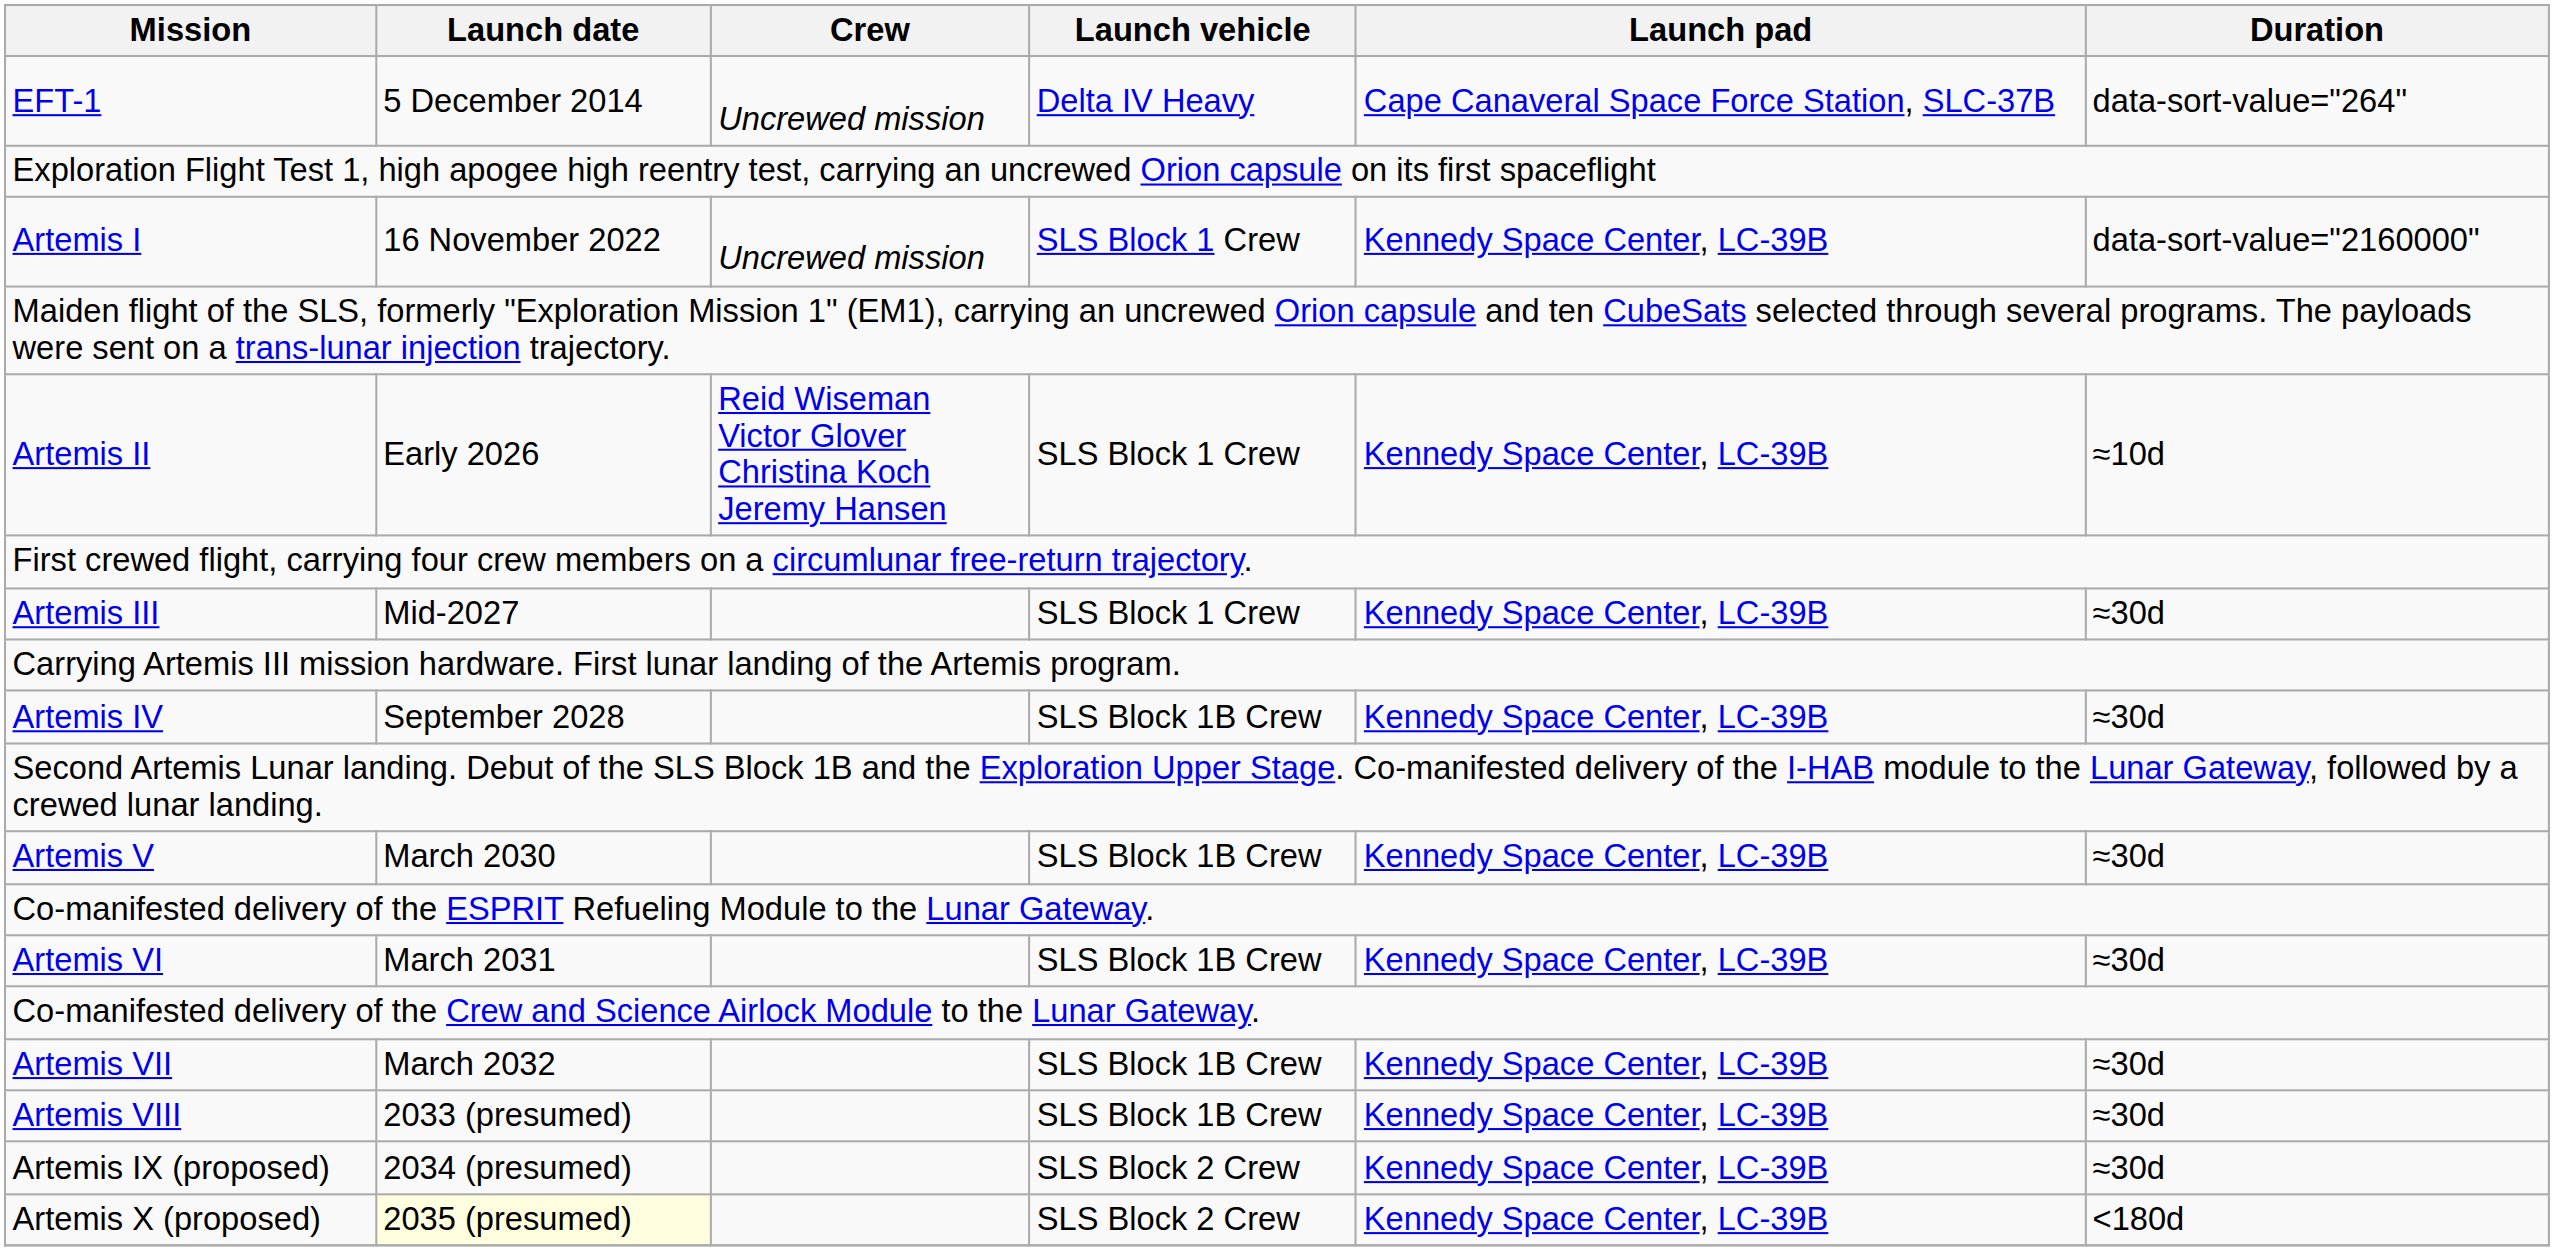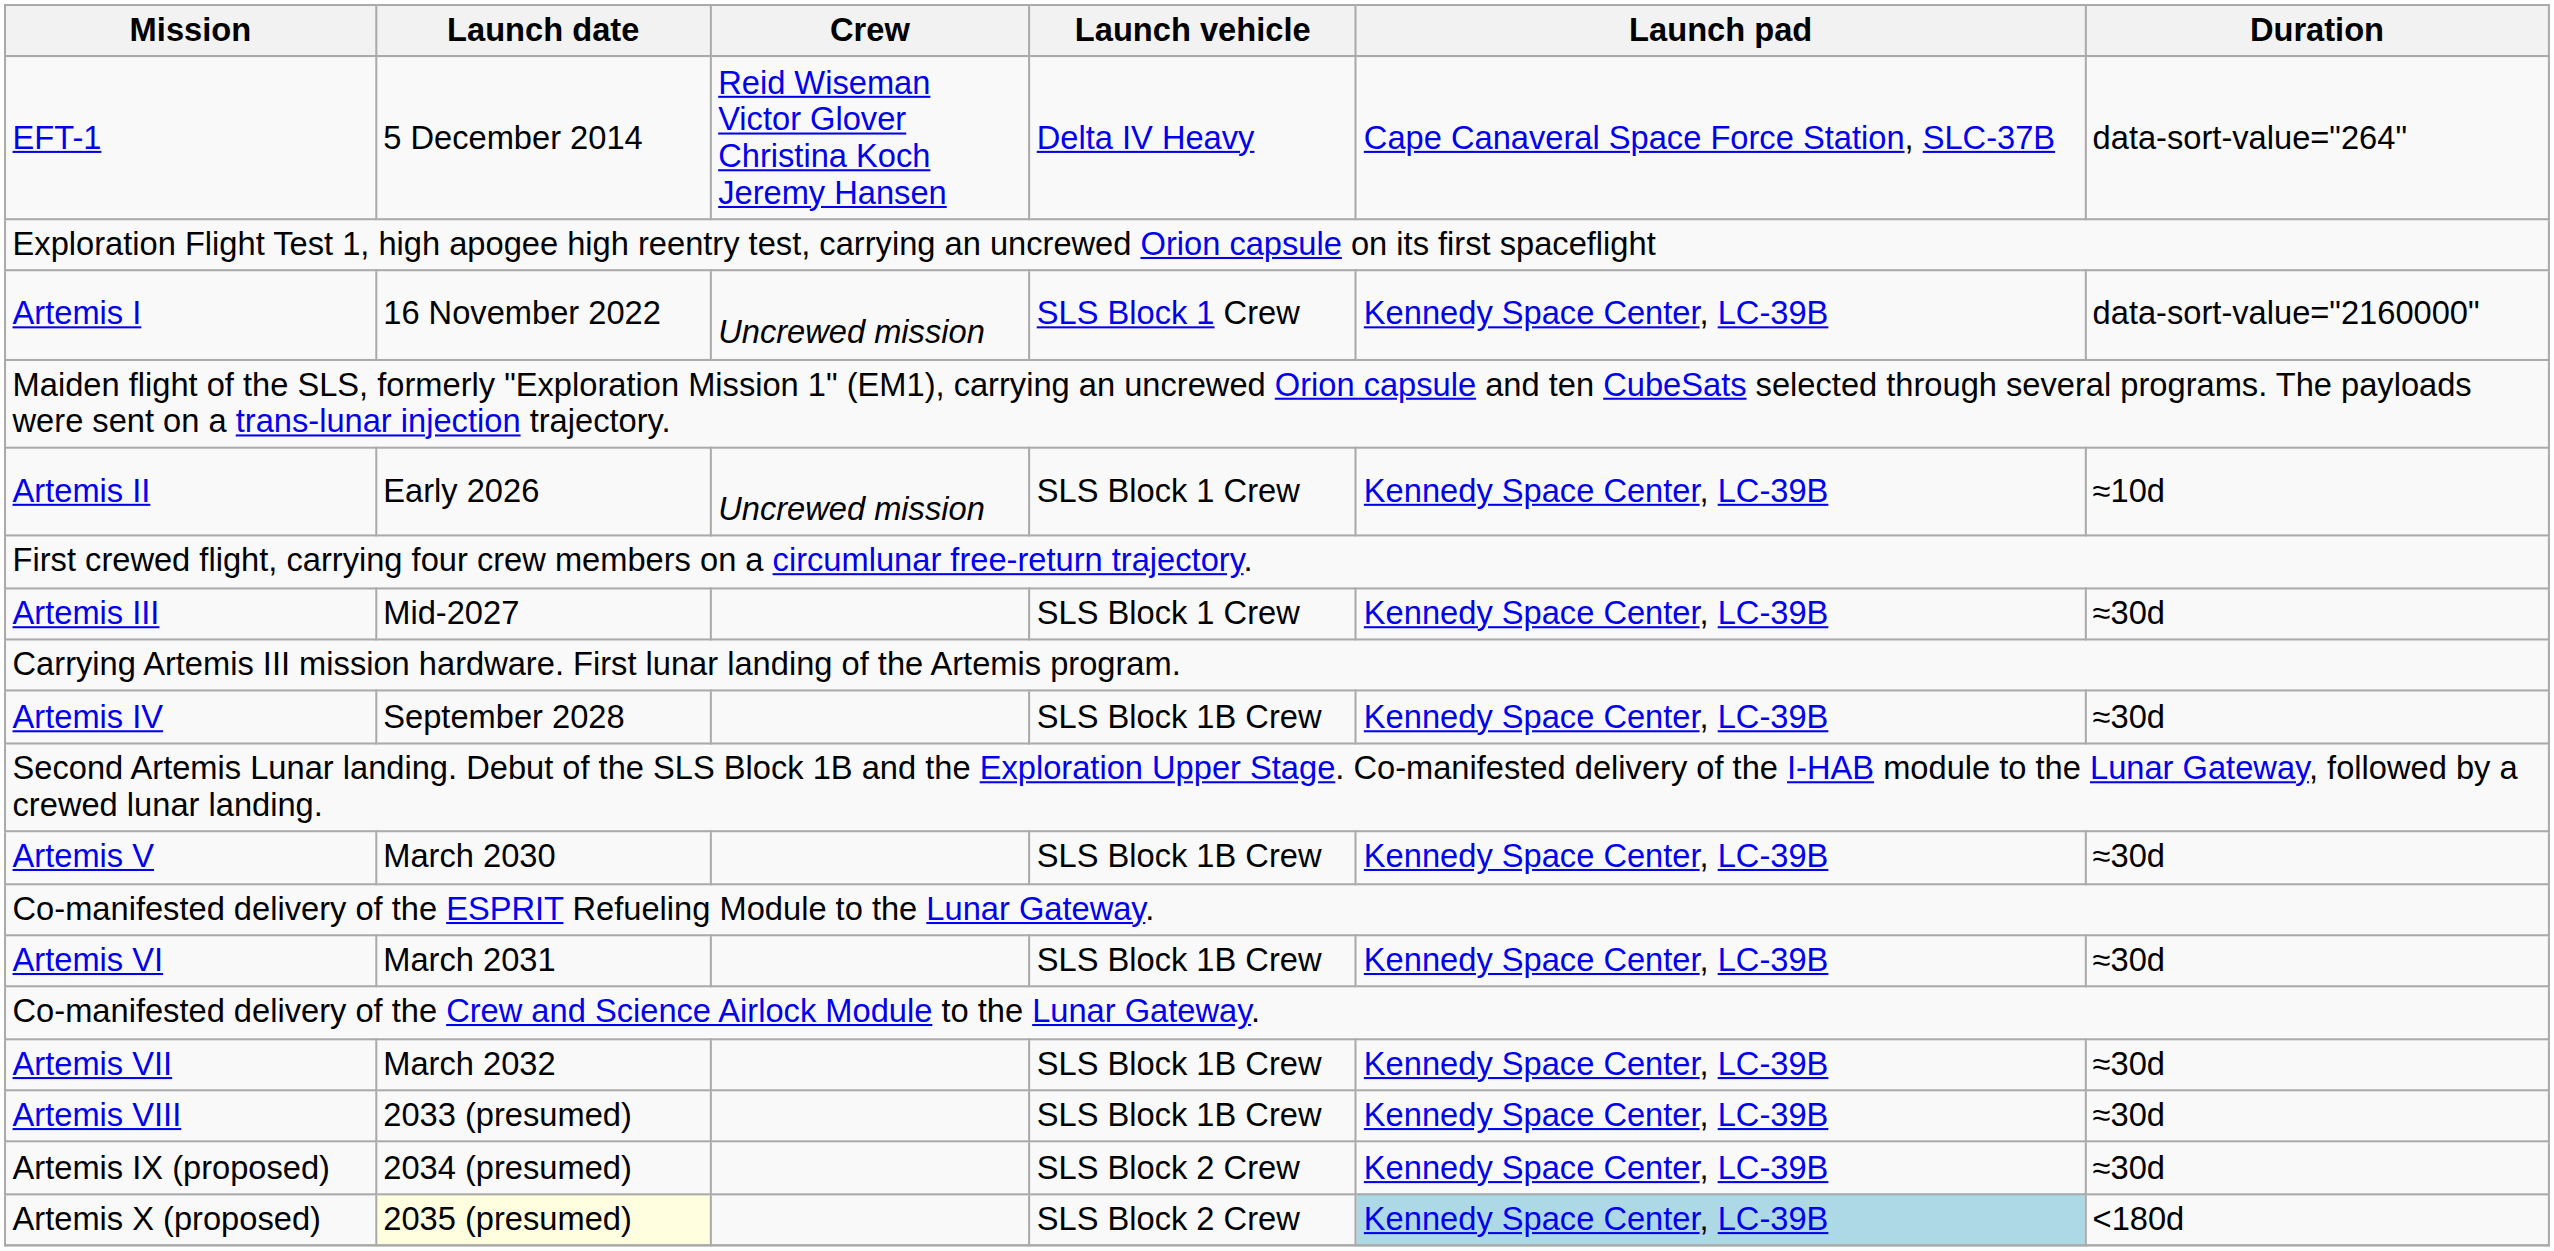(851, 118) Uncrewed mission -> (832, 137) Reid Wiseman Victor Glover Christina Koch Jeremy Hansen
(832, 454) Reid Wiseman Victor Glover Christina Koch Jeremy Hansen -> (851, 509) Uncrewed mission
(1596, 1219) no background -> (1596, 1219) lightblue background
